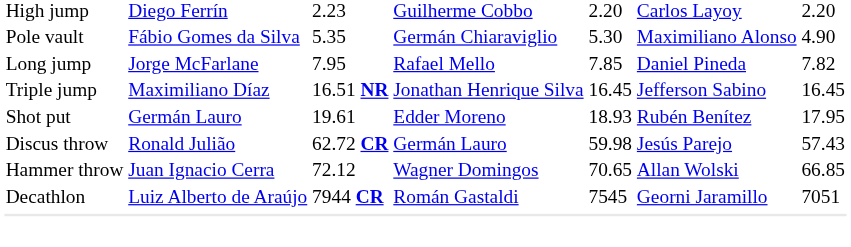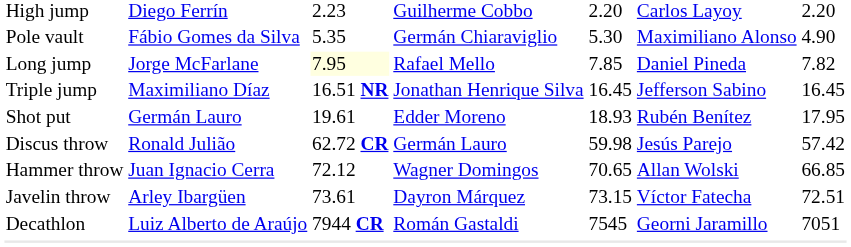(329, 63) no background -> (329, 63) lightyellow background
(823, 143) 57.43 -> (823, 143) 57.42
+ row: (58, 196)
